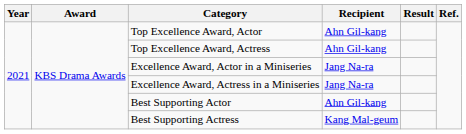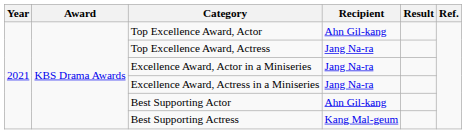(356, 48) Ahn Gil-kang -> (349, 48) Jang Na-ra
